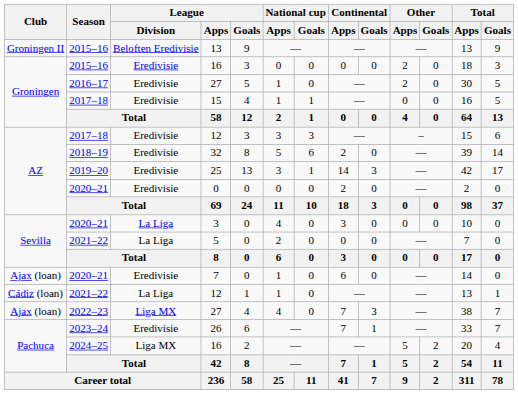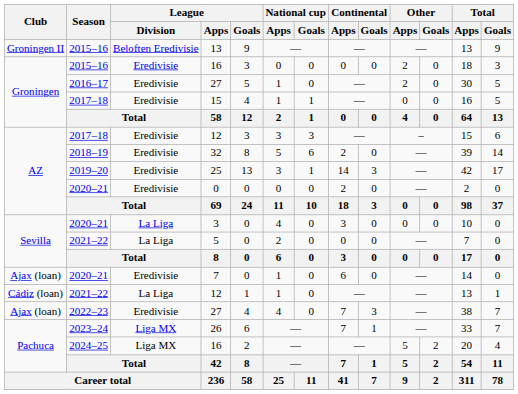(156, 310) Liga MX -> (156, 310) Eredivisie
(156, 328) Eredivisie -> (156, 328) Liga MX
